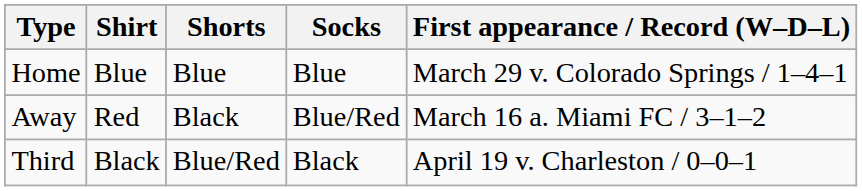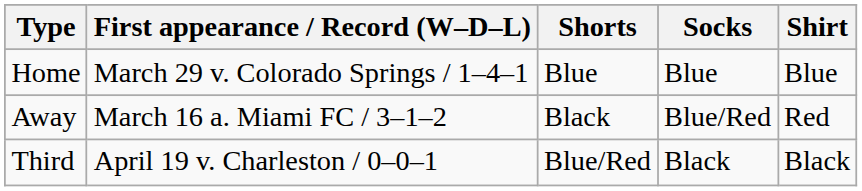columns swapped: (127, 26) <-> (632, 26)
